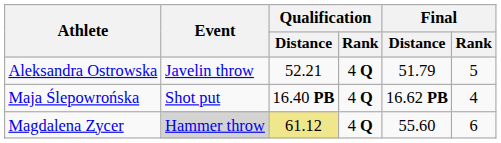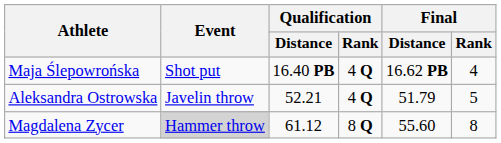rows swapped: (74, 98) <-> (83, 71)
(304, 125) khaki background -> (304, 125) no background
(360, 125) 4 Q -> (360, 125) 8 Q
(474, 125) 6 -> (474, 125) 8
